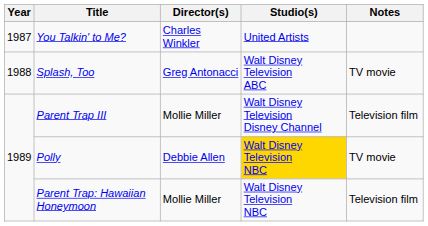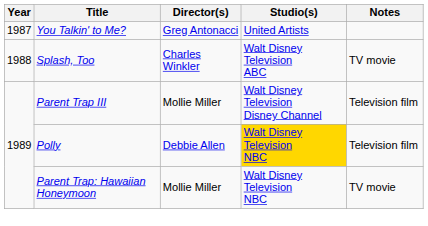(182, 36) Charles Winkler -> (201, 30) Greg Antonacci
(201, 73) Greg Antonacci -> (182, 60) Charles Winkler
(372, 157) TV movie -> (383, 145) Television film
(383, 200) Television film -> (372, 187) TV movie
